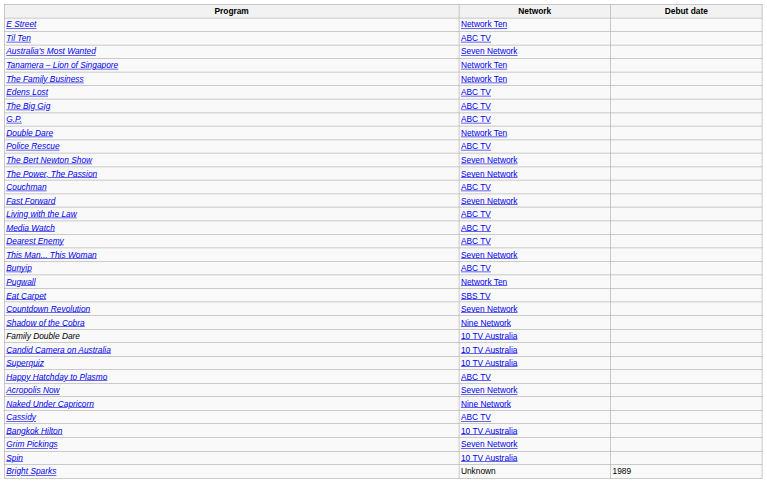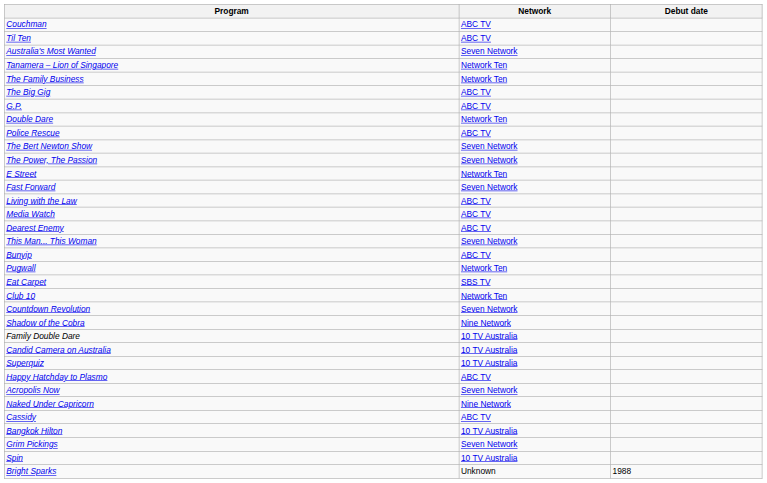rows swapped: (21, 25) <-> (26, 187)
- row: (27, 92)
+ row: (21, 295)
(622, 471) 1989 -> (622, 471) 1988
